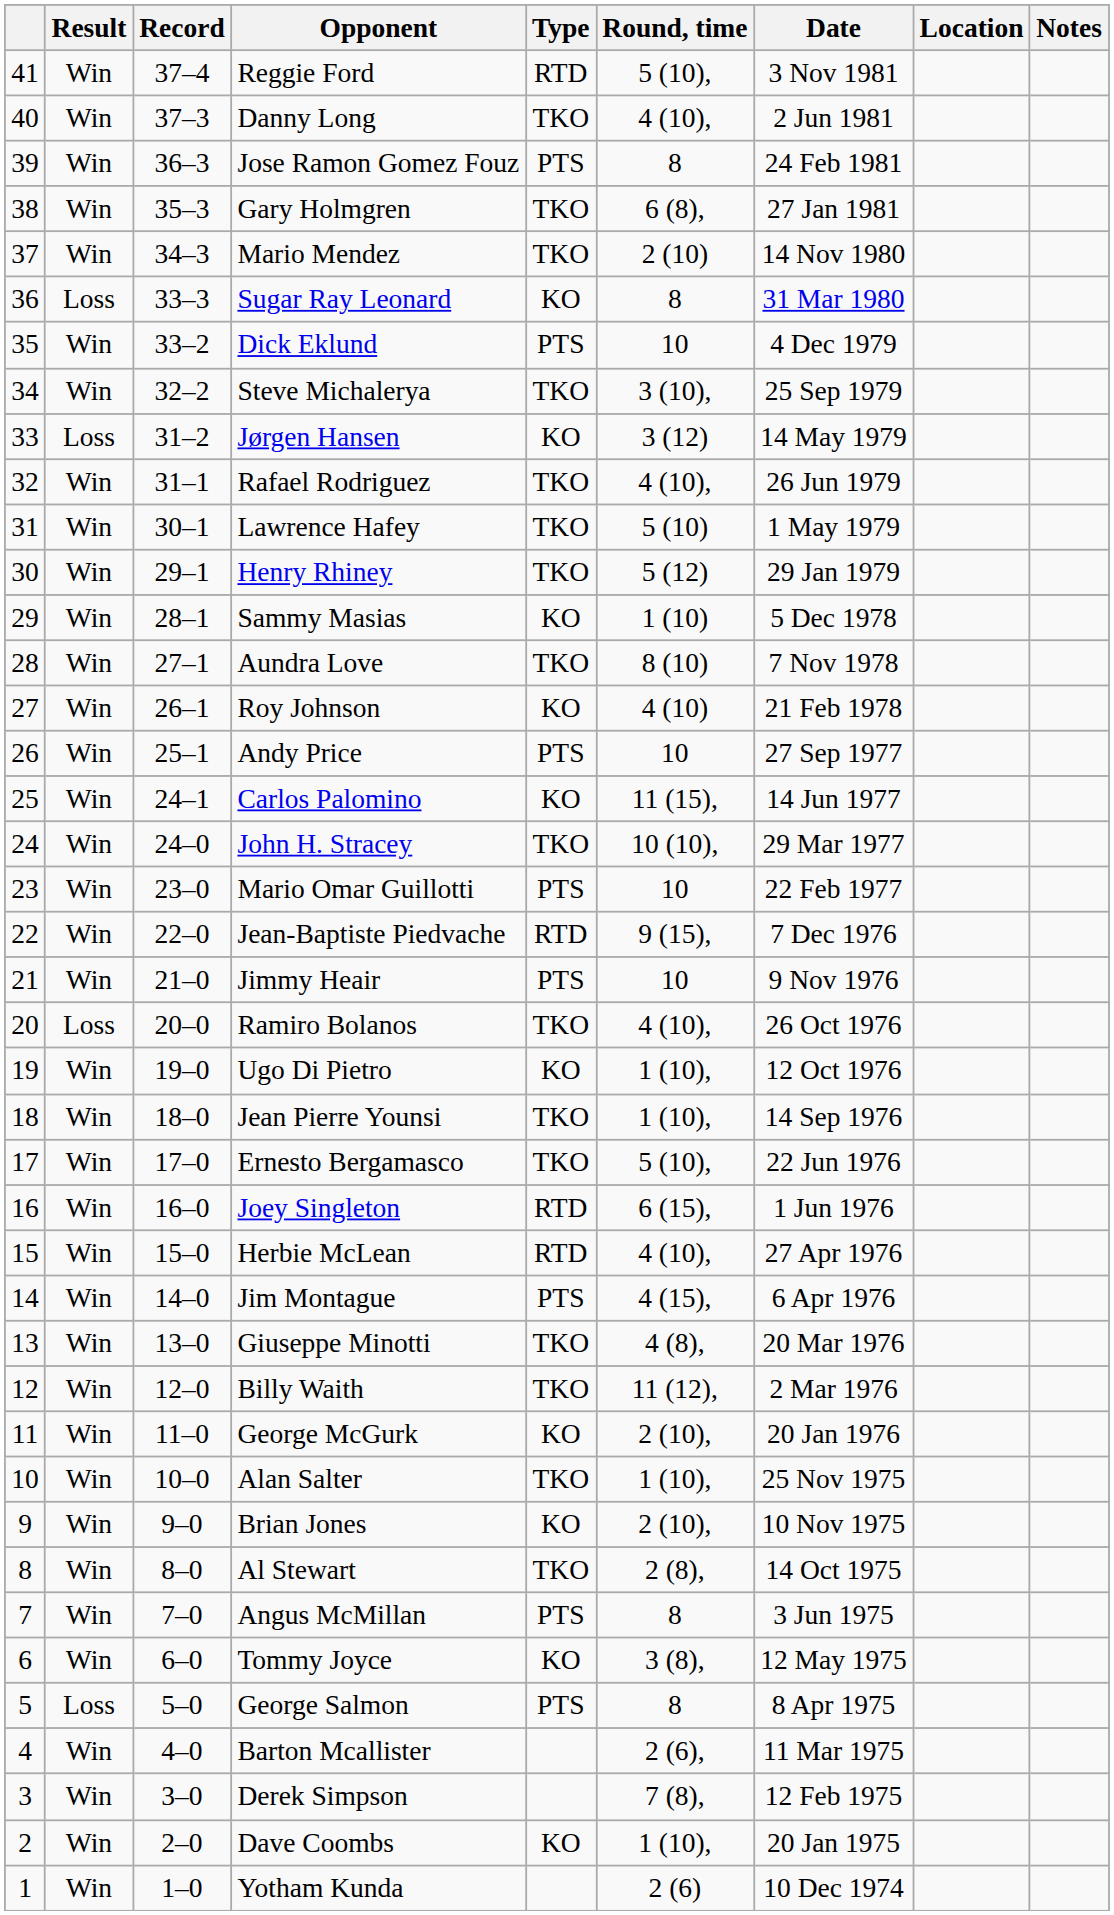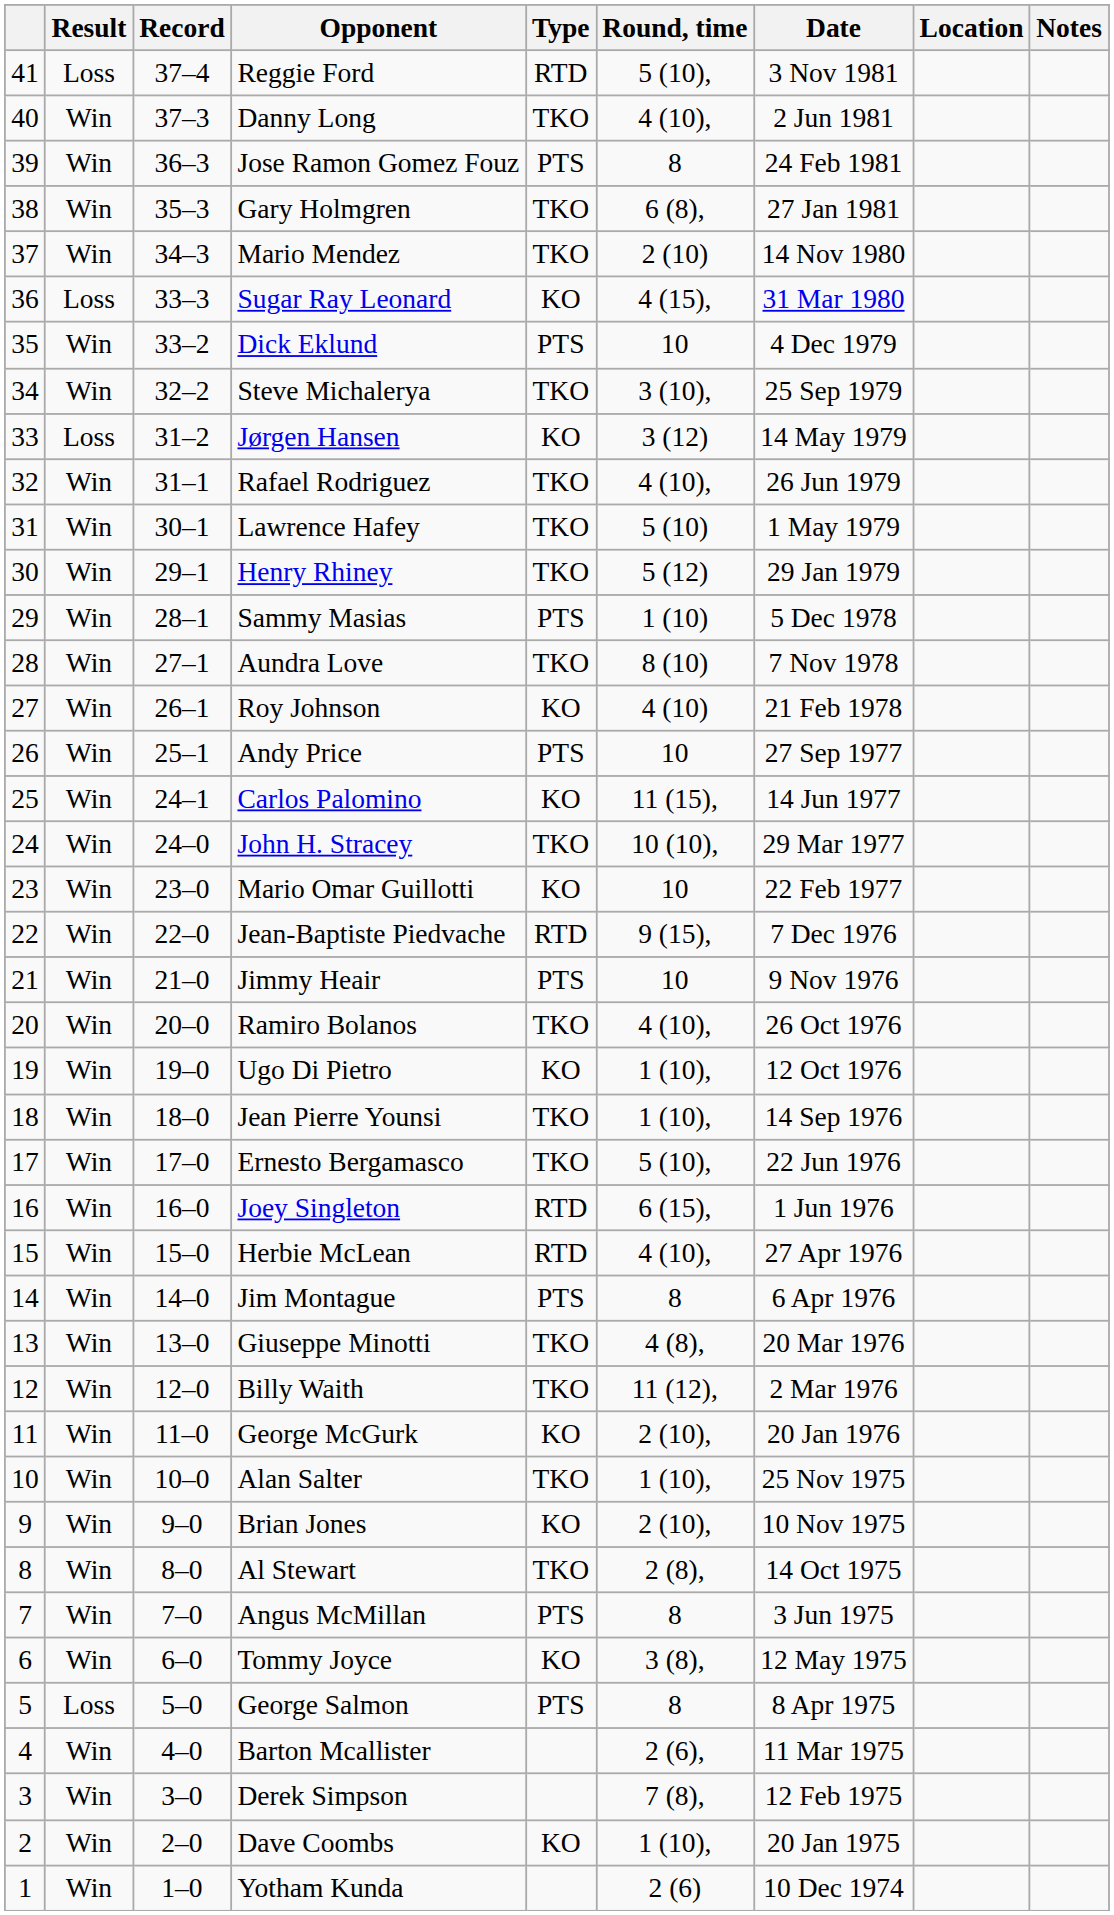(89, 72) Win -> (89, 72) Loss
(675, 299) 8 -> (675, 299) 4 (15),
(561, 617) KO -> (561, 617) PTS
(561, 889) PTS -> (561, 889) KO
(89, 1025) Loss -> (89, 1025) Win
(675, 1297) 4 (15), -> (675, 1297) 8
